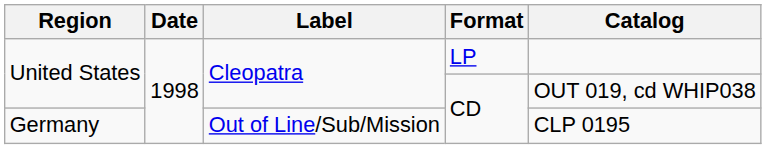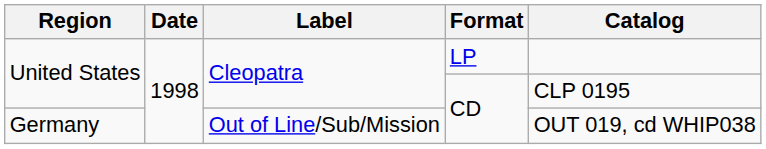(645, 90) OUT 019, cd WHIP038 -> (582, 90) CLP 0195
(582, 125) CLP 0195 -> (645, 125) OUT 019, cd WHIP038
